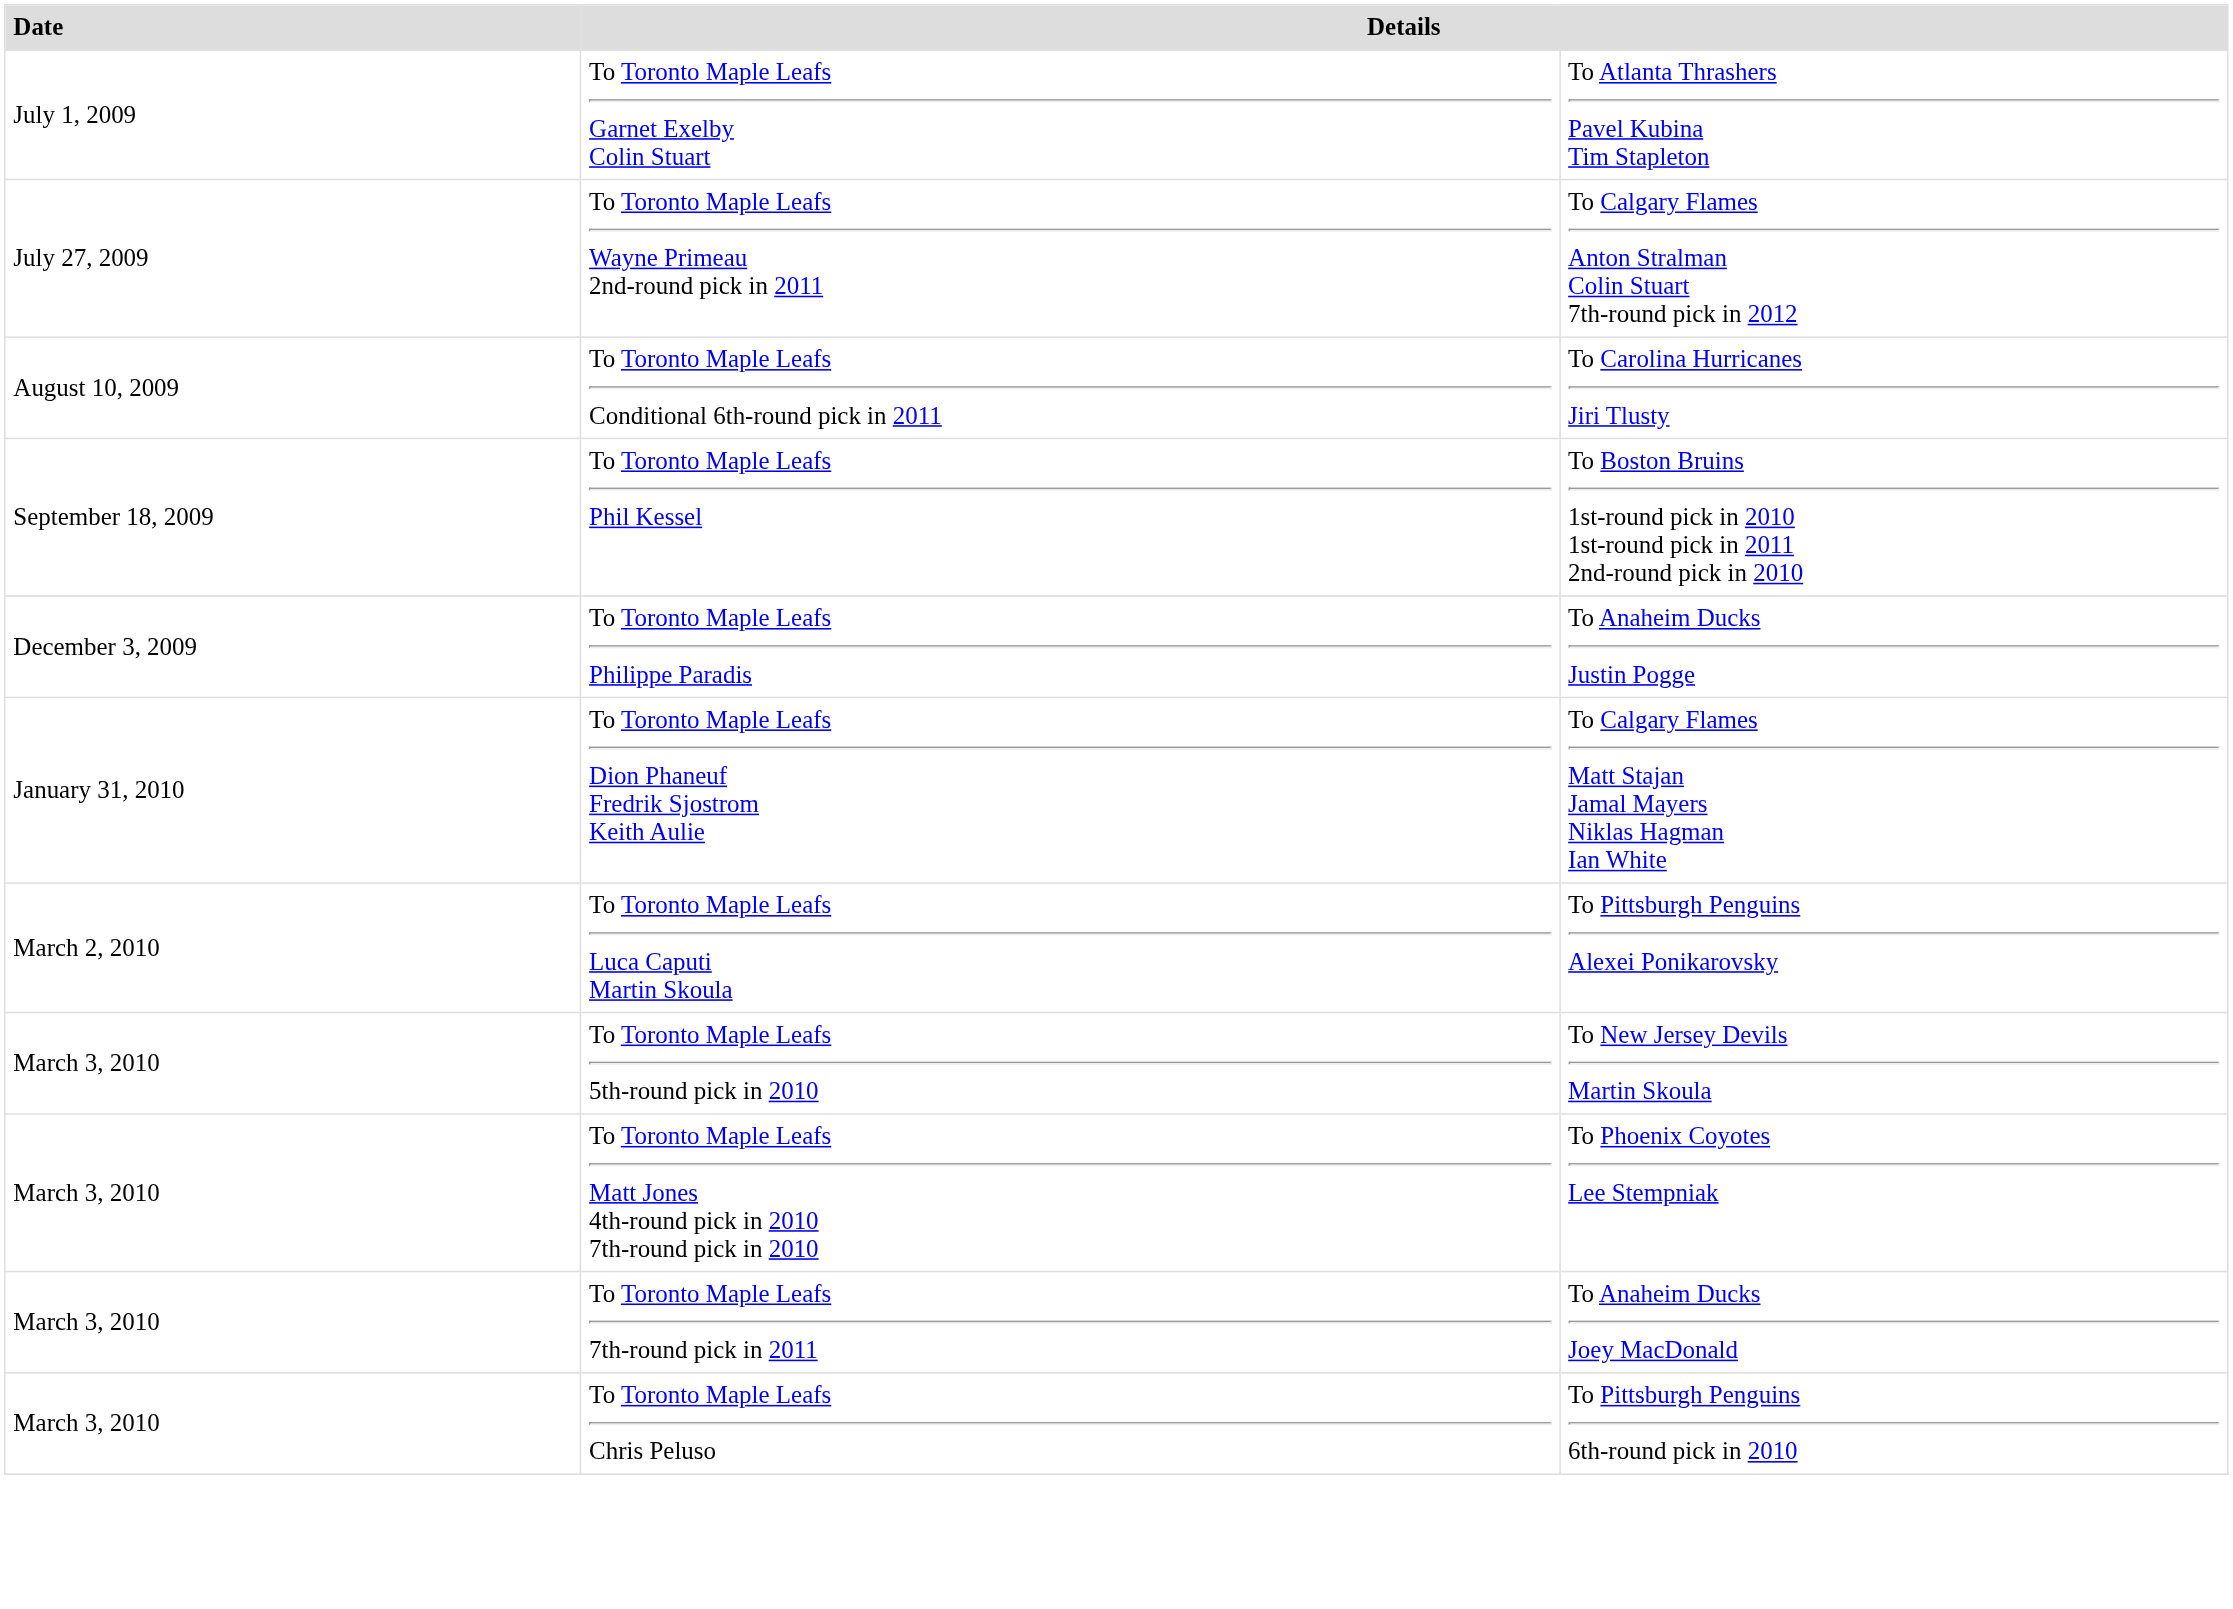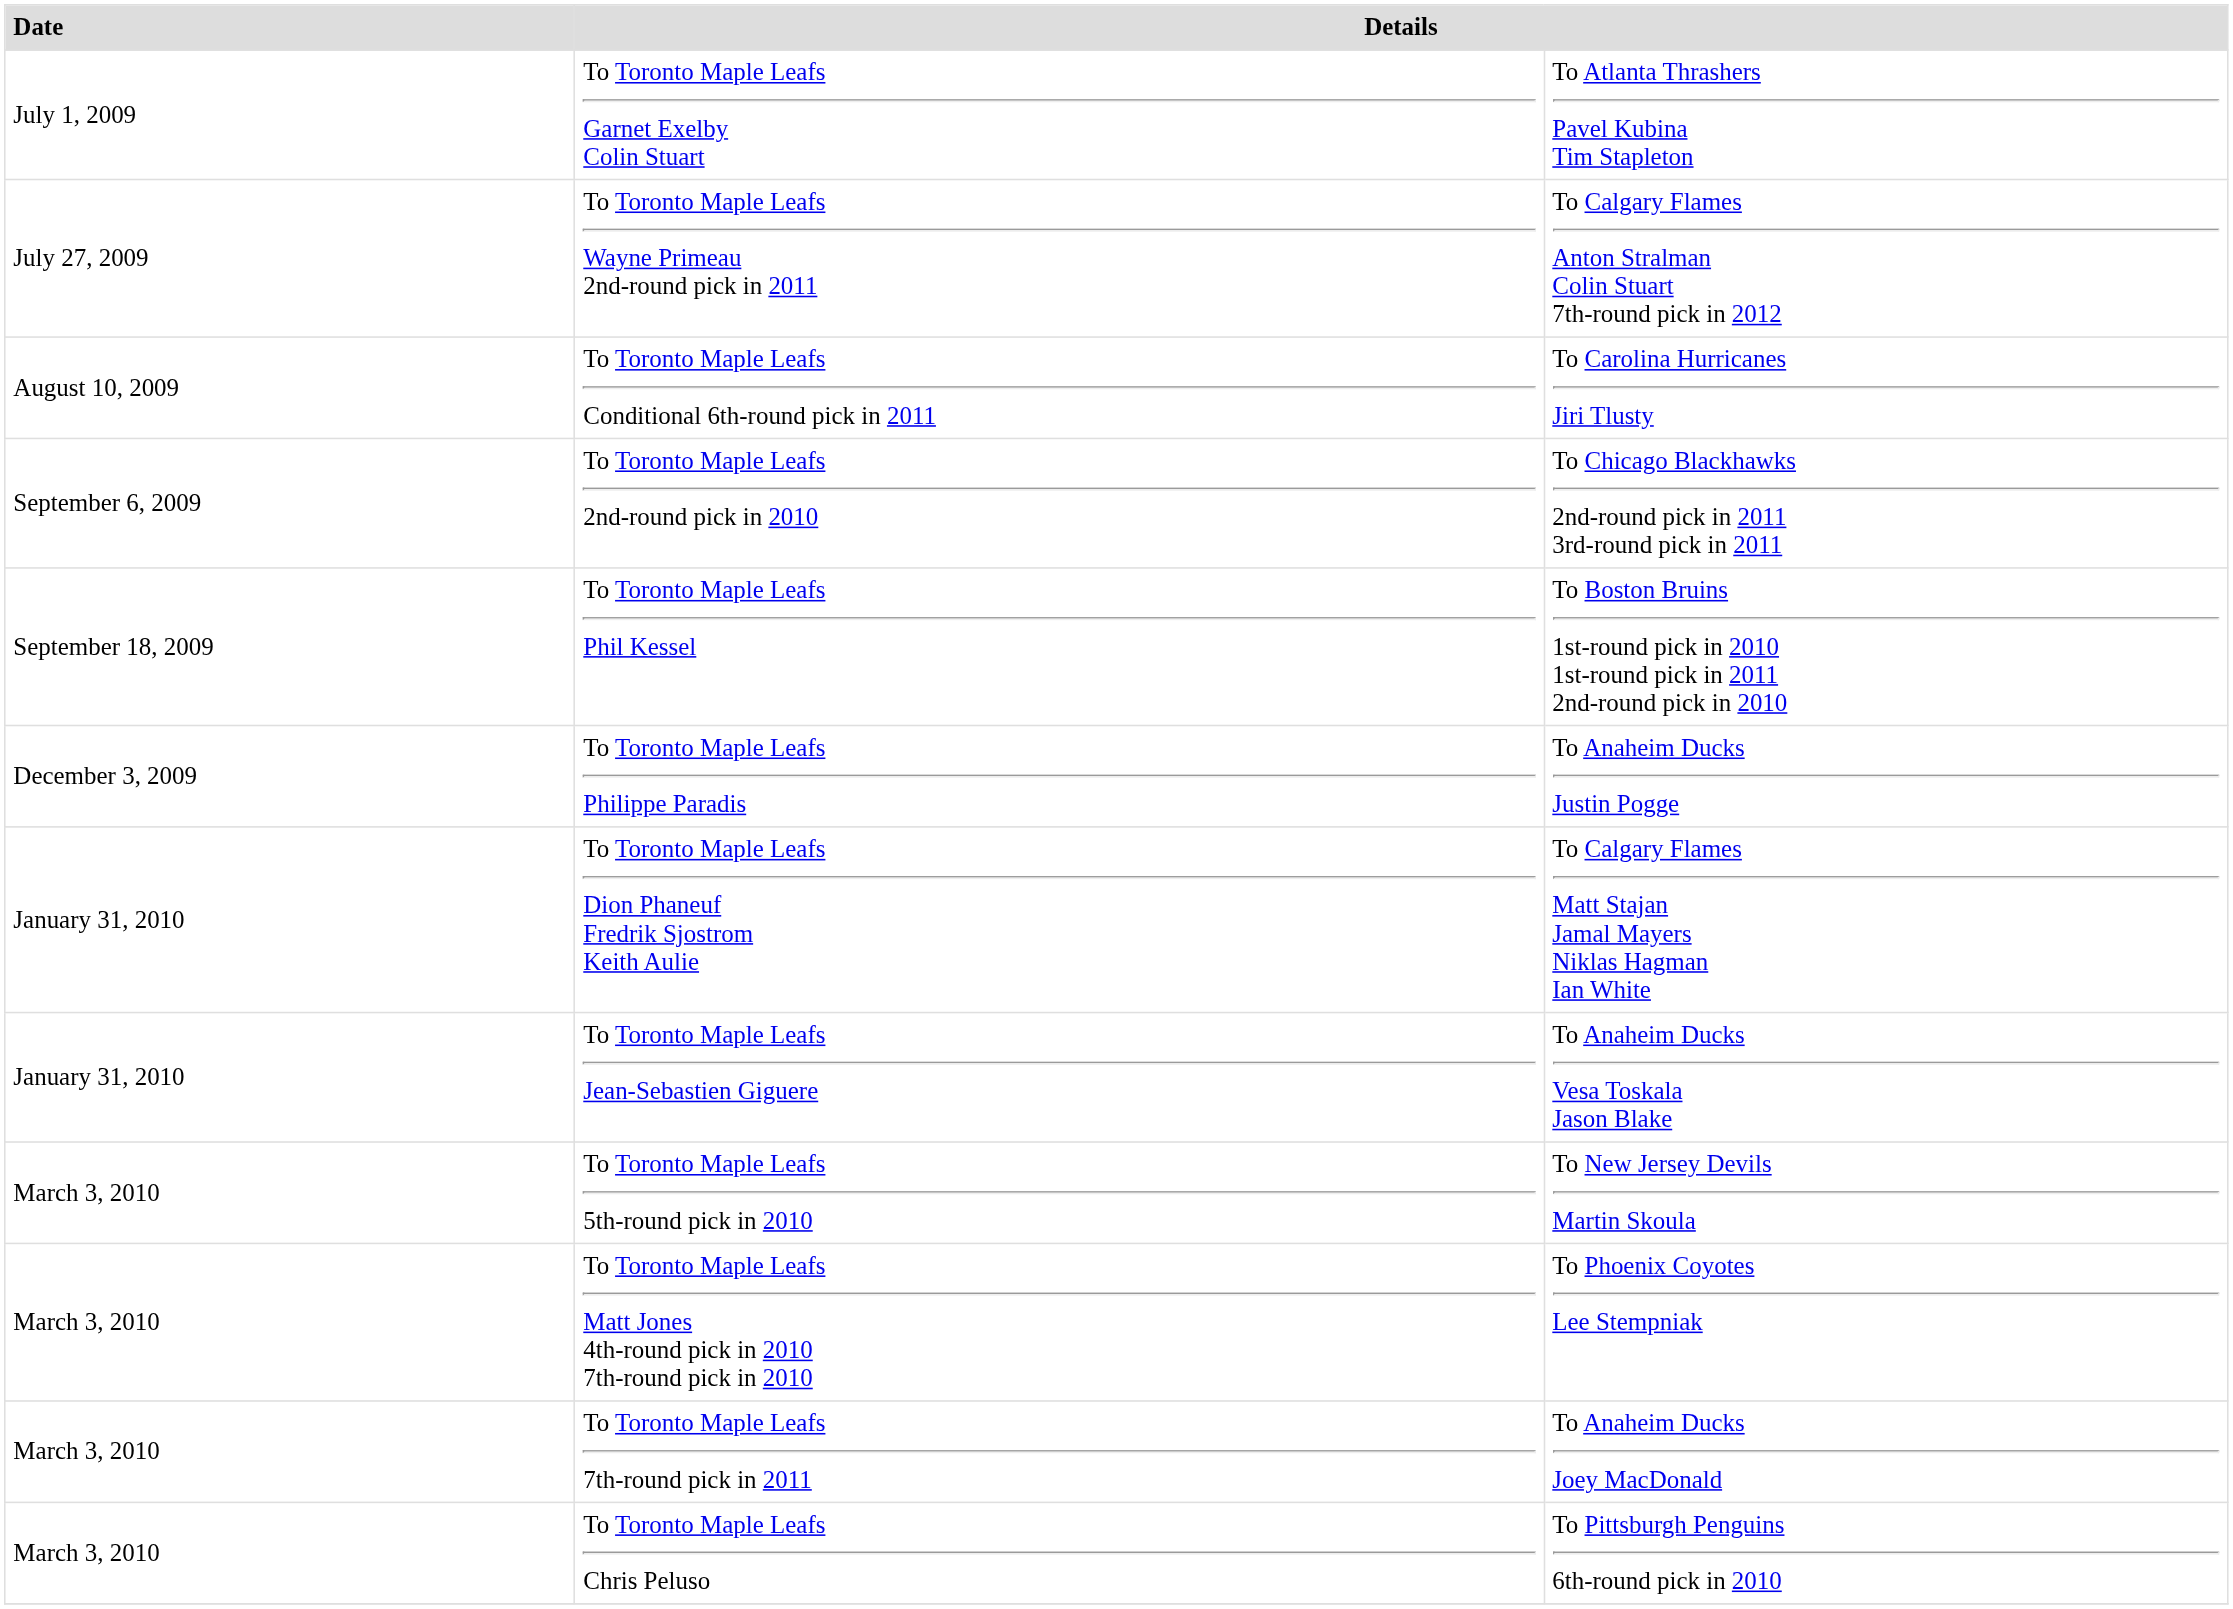+ row: (1059, 488)
+ row: (1059, 1062)
- row: (1070, 947)
